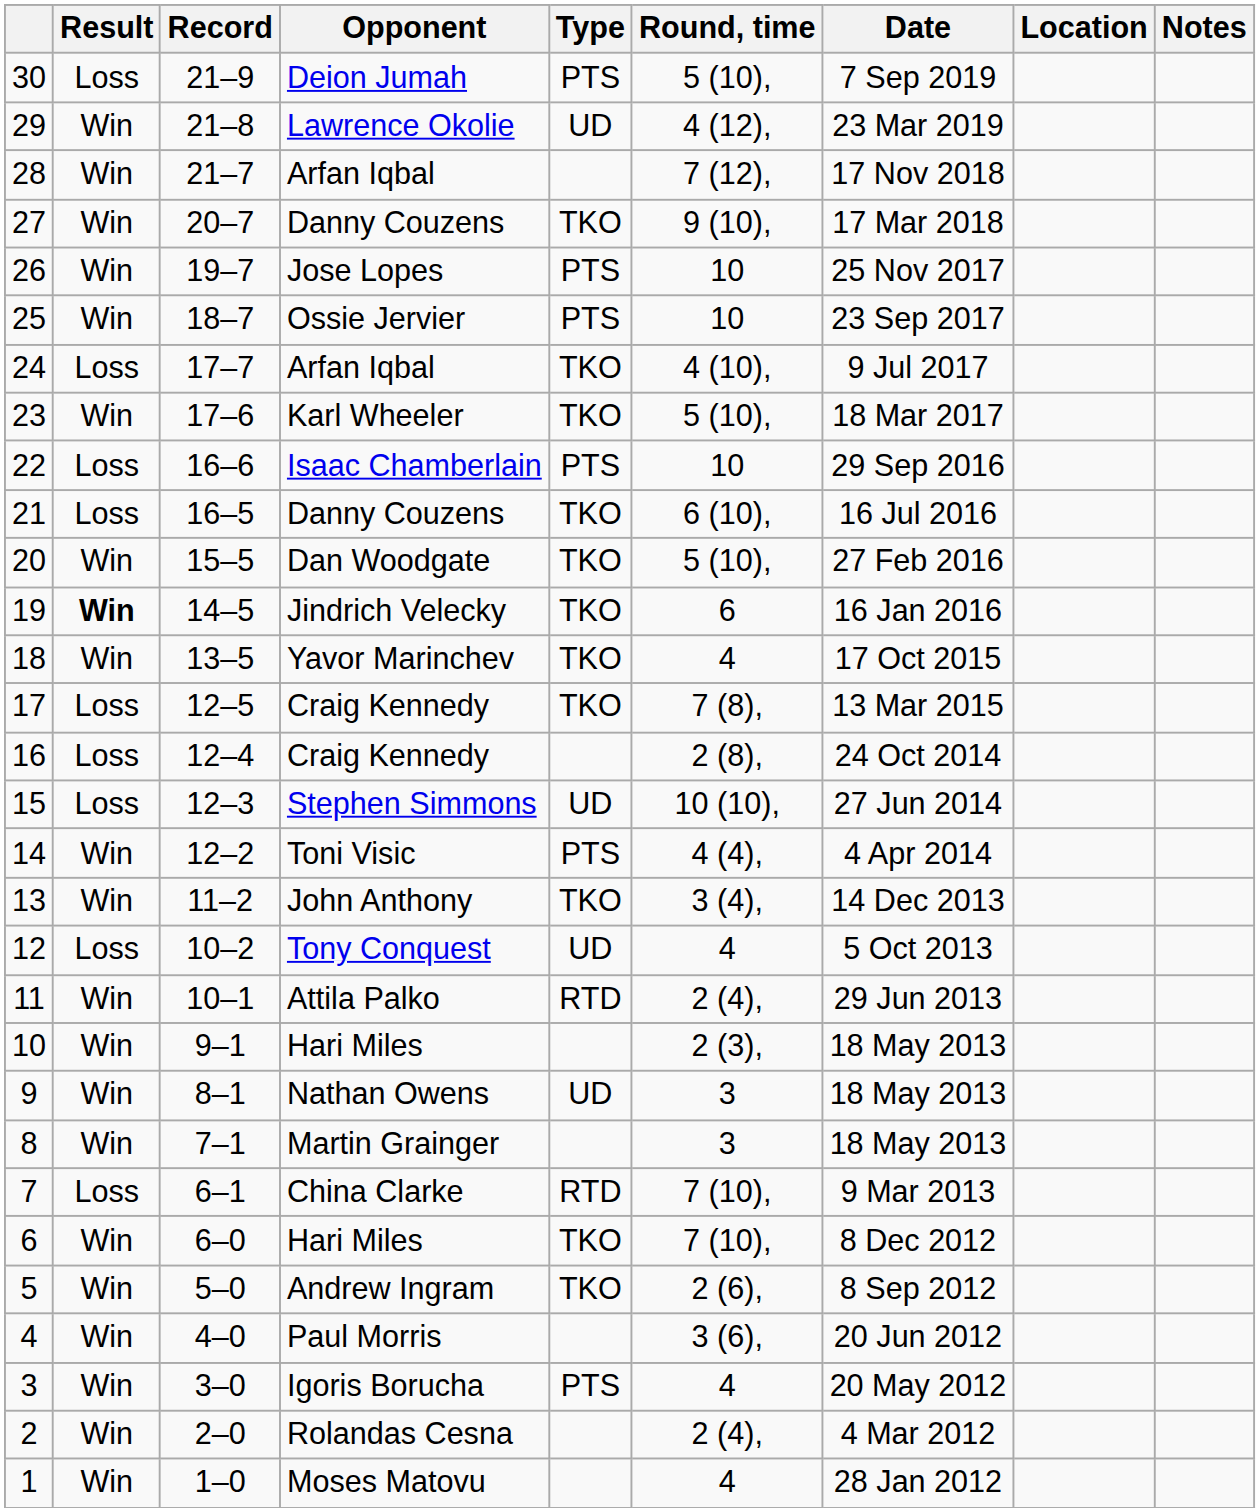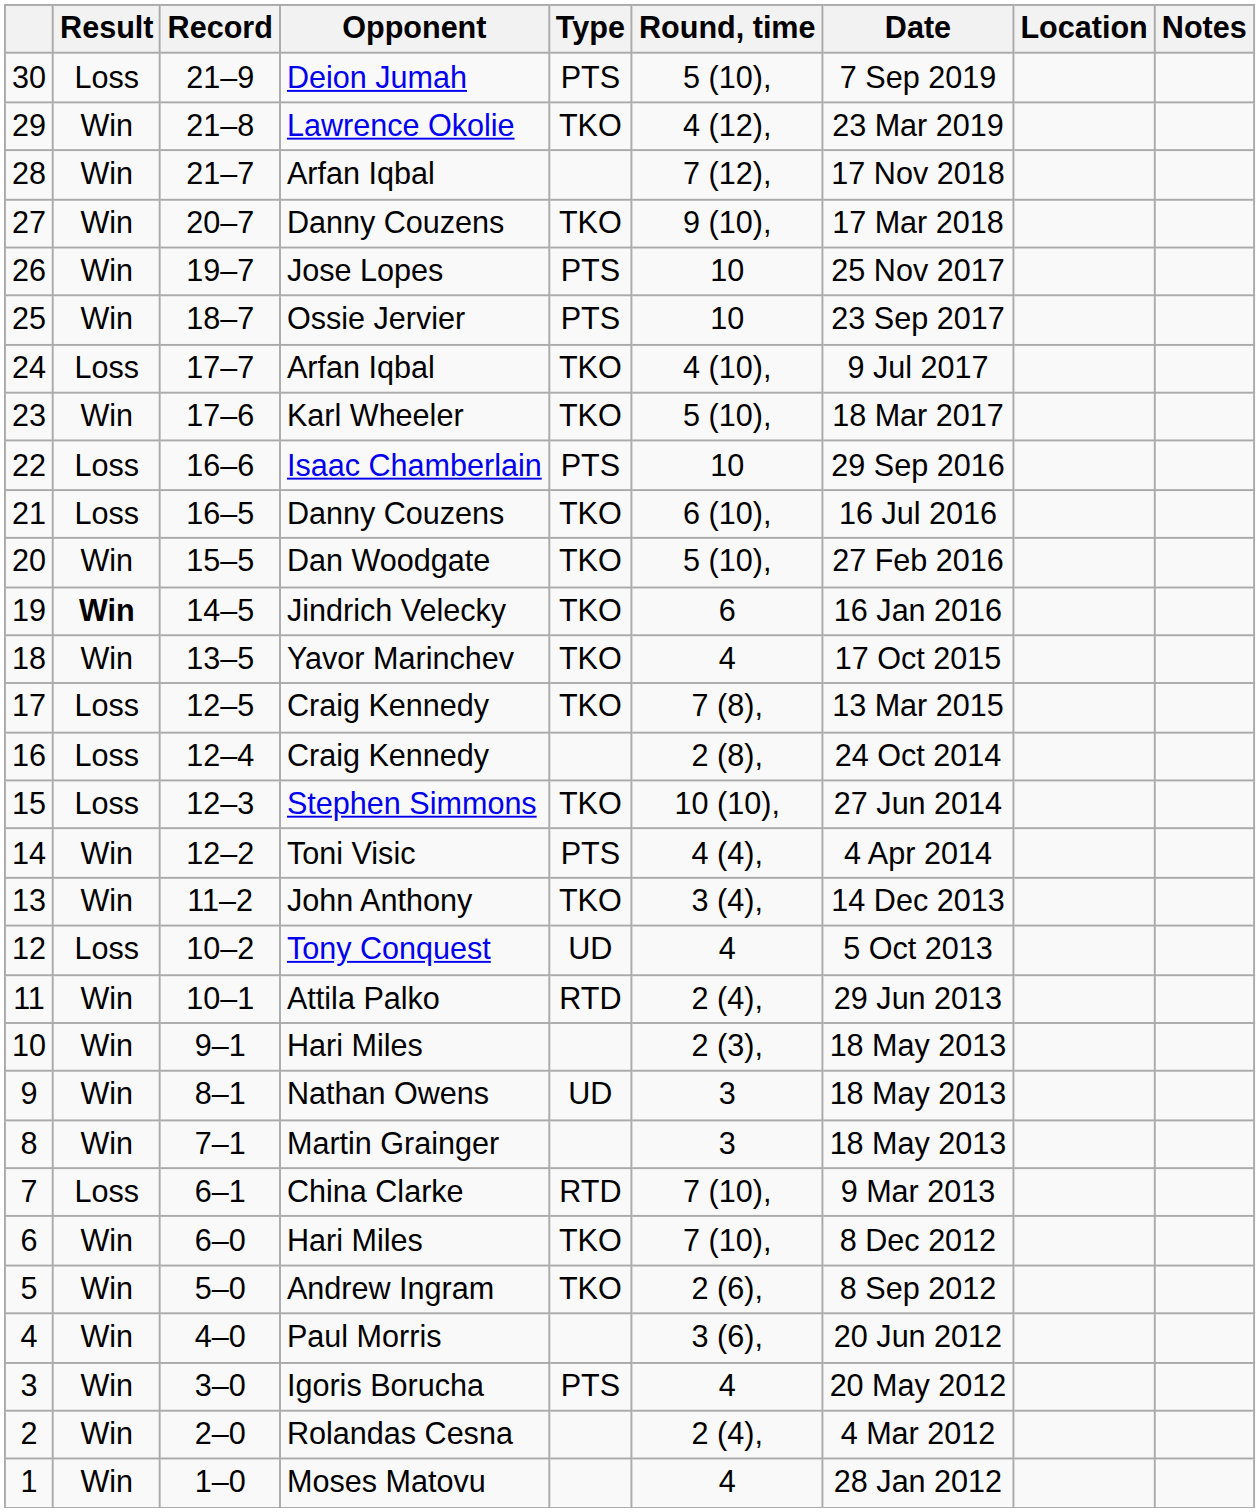(590, 125) UD -> (590, 125) TKO
(590, 804) UD -> (590, 804) TKO
